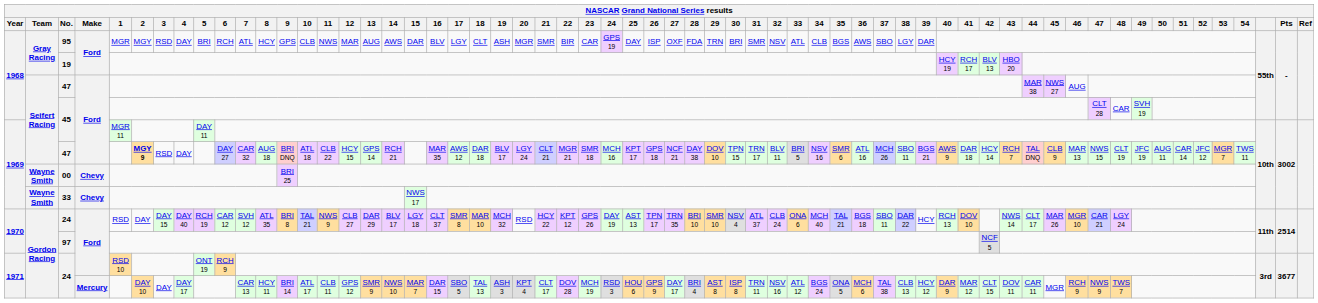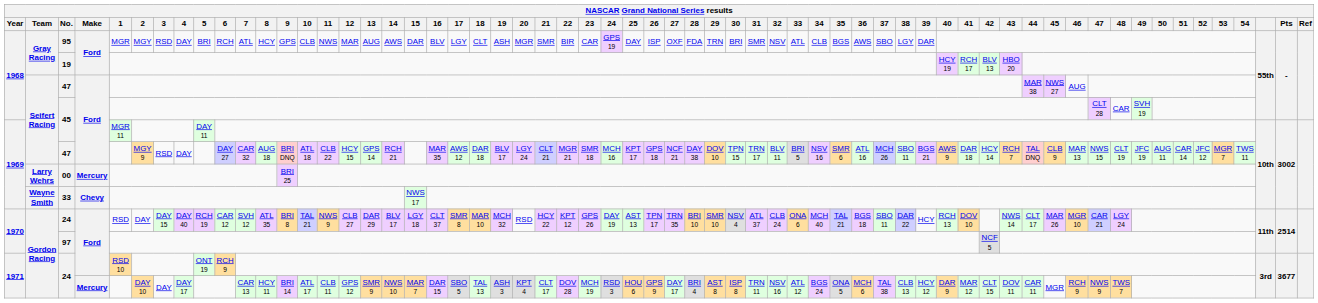(143, 153) bold -> (143, 153) normal
(42, 175) Wayne Smith -> (42, 175) Larry Wehrs
(92, 175) Chevy -> (92, 175) Mercury
